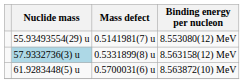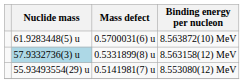rows swapped: (198, 70) <-> (198, 39)
